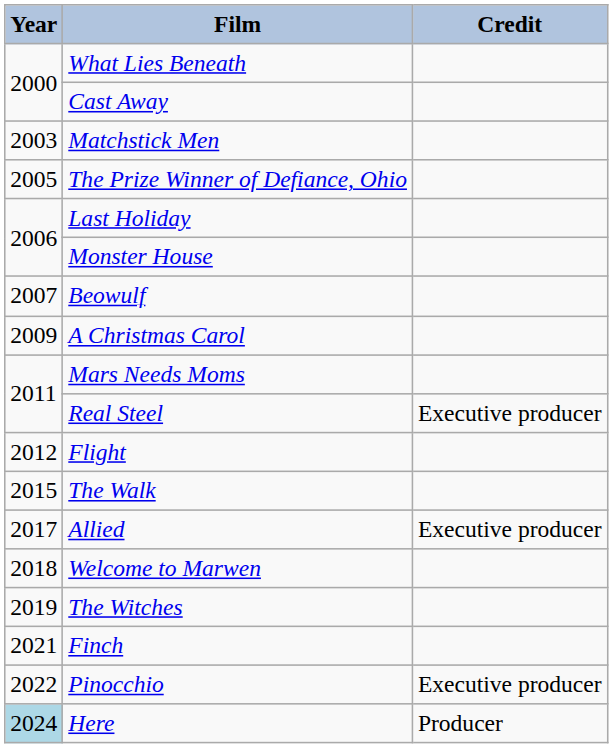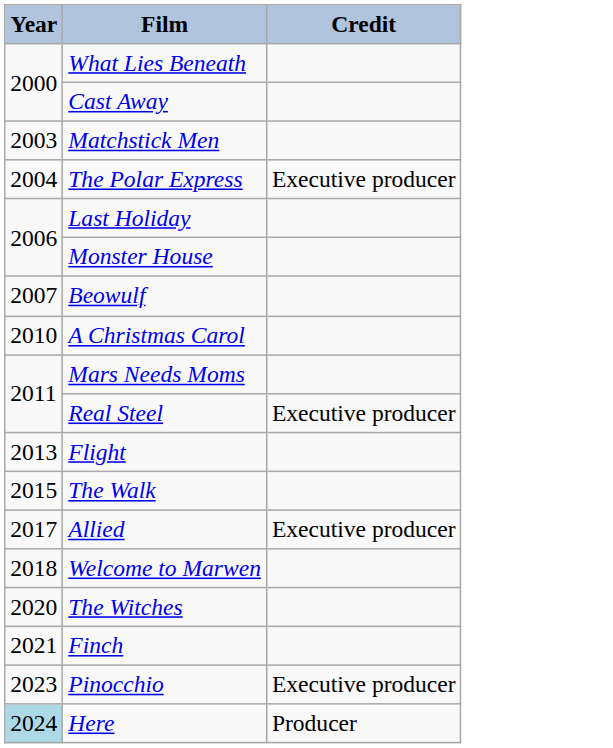+ row: (155, 179)
- row: (238, 179)
(34, 334) 2009 -> (34, 334) 2010
(34, 451) 2012 -> (34, 451) 2013
(34, 606) 2019 -> (34, 606) 2020
(34, 684) 2022 -> (34, 684) 2023
